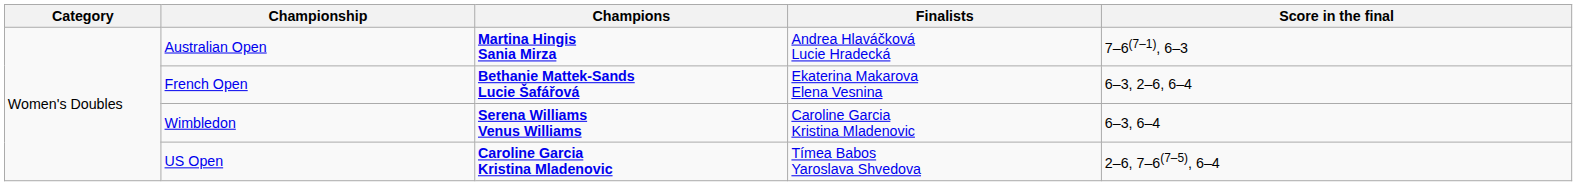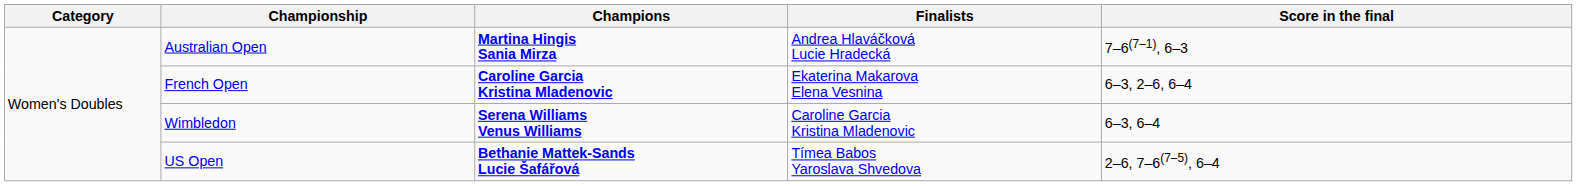(556, 85) Bethanie Mattek-Sands Lucie Šafářová -> (545, 85) Caroline Garcia Kristina Mladenovic
(545, 162) Caroline Garcia Kristina Mladenovic -> (556, 162) Bethanie Mattek-Sands Lucie Šafářová
